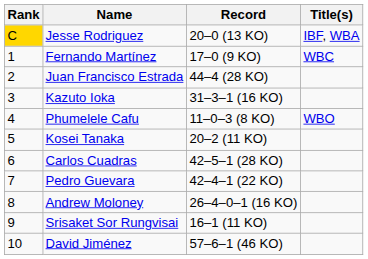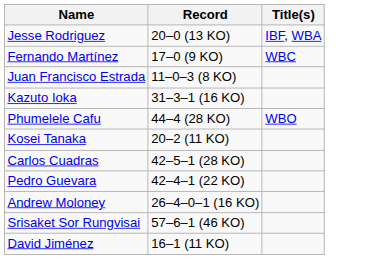- column: (23, 14)
(229, 77) 44–4 (28 KO) -> (194, 77) 11–0–3 (8 KO)
(232, 118) 11–0–3 (8 KO) -> (191, 118) 44–4 (28 KO)
(228, 222) 16–1 (11 KO) -> (198, 222) 57–6–1 (46 KO)
(236, 243) 57–6–1 (46 KO) -> (190, 243) 16–1 (11 KO)
